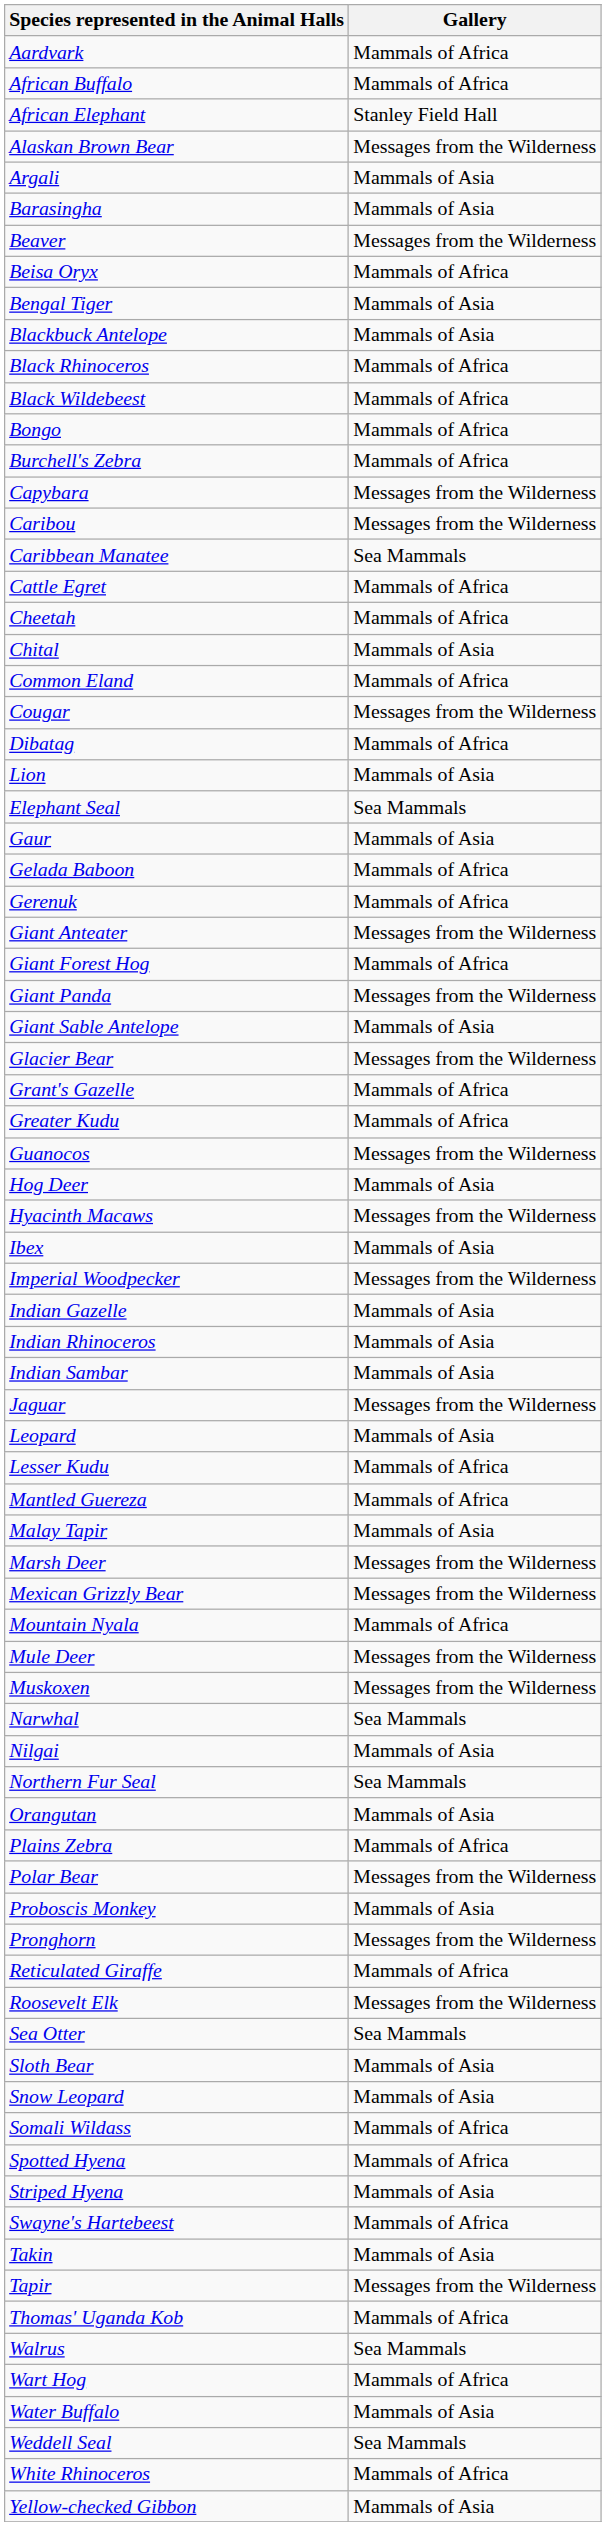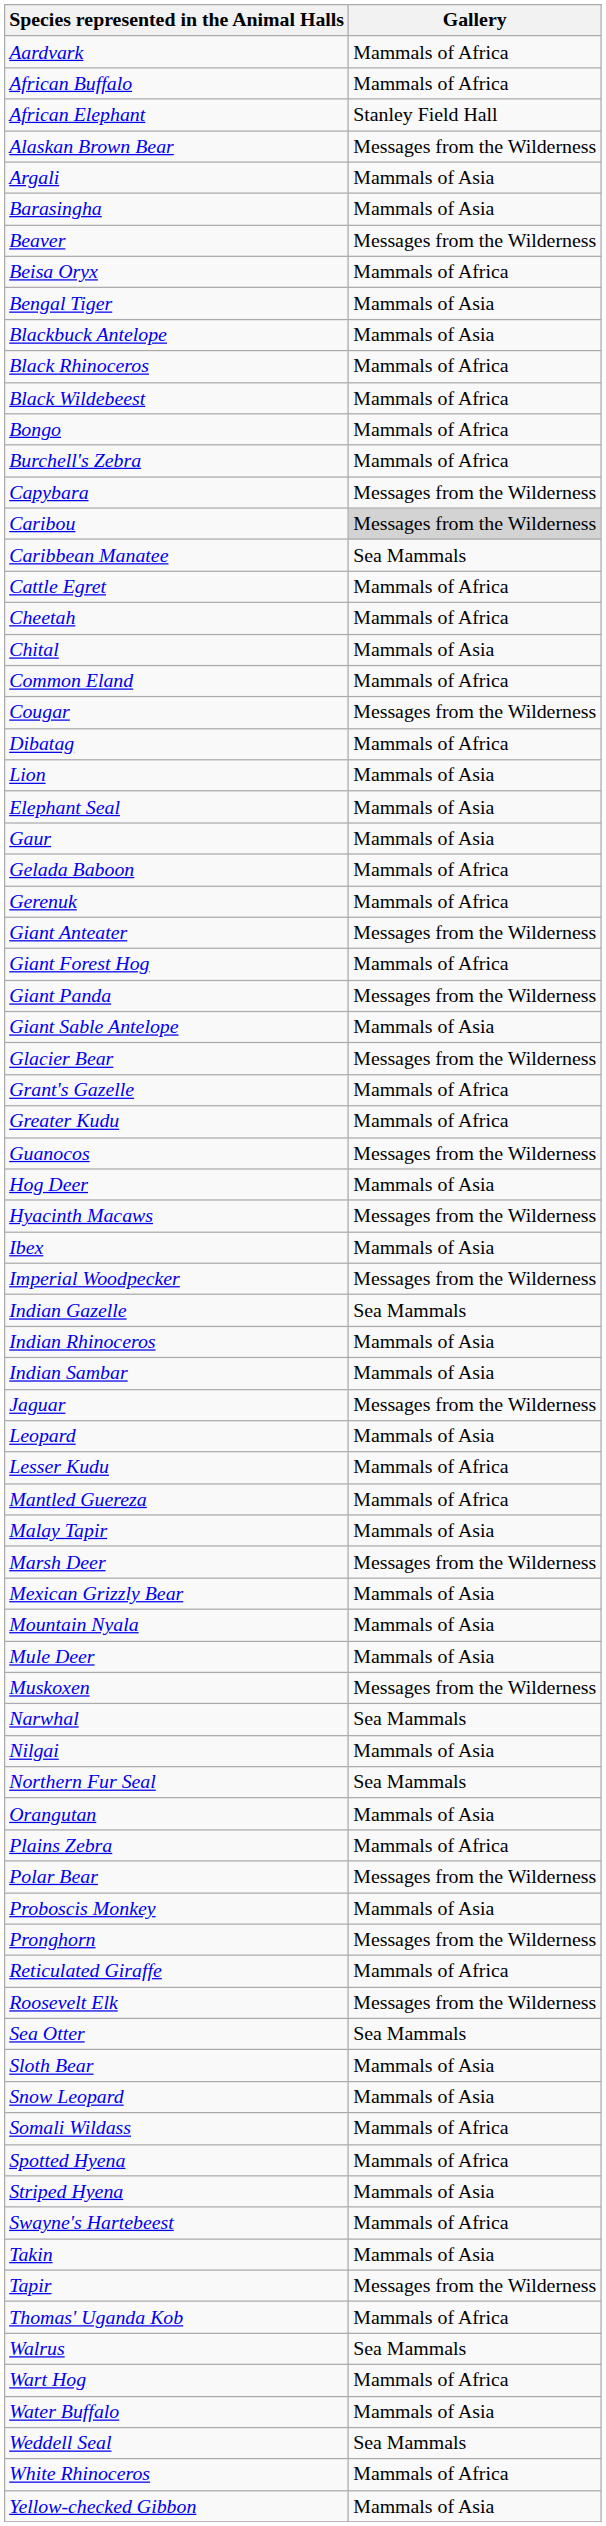(475, 523) no background -> (475, 523) lightgrey background
(410, 806) Sea Mammals -> (424, 806) Mammals of Asia
(424, 1310) Mammals of Asia -> (410, 1310) Sea Mammals
(475, 1593) Messages from the Wilderness -> (424, 1593) Mammals of Asia
(431, 1624) Mammals of Africa -> (424, 1624) Mammals of Asia
(475, 1656) Messages from the Wilderness -> (424, 1656) Mammals of Asia
